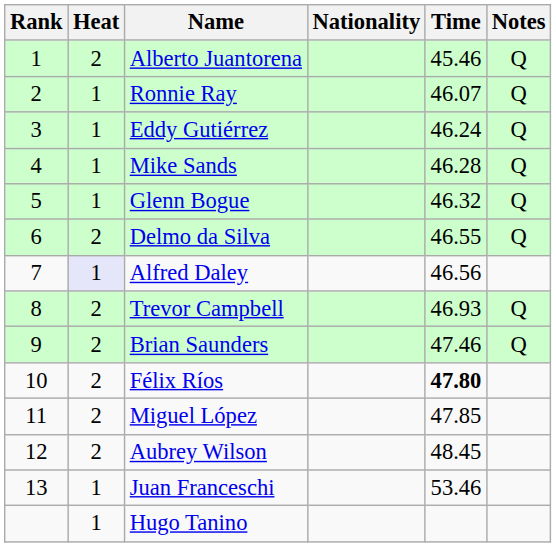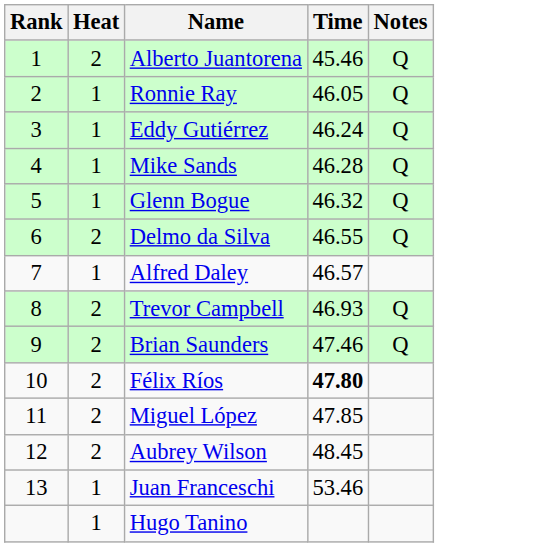- column: (366, 22)
(456, 93) 46.07 -> (338, 93) 46.05
(96, 272) lavender background -> (96, 272) no background
(456, 272) 46.56 -> (338, 272) 46.57
